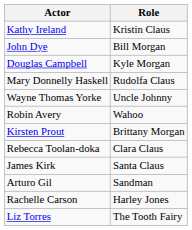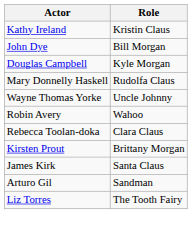rows swapped: (53, 149) <-> (36, 132)
- row: (42, 200)
